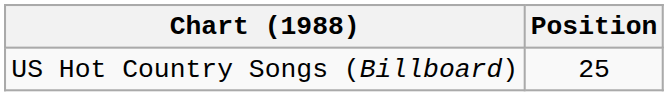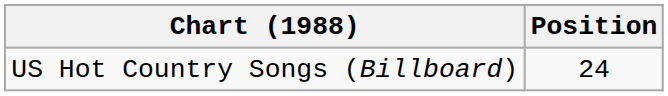(594, 70) 25 -> (594, 70) 24
